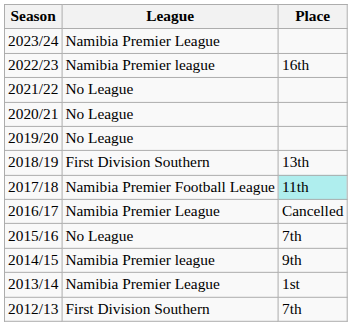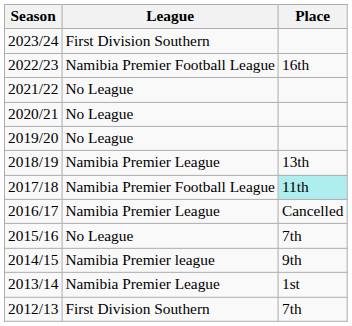(143, 41) Namibia Premier League -> (138, 41) First Division Southern
(140, 65) Namibia Premier league -> (170, 65) Namibia Premier Football League
(138, 162) First Division Southern -> (143, 162) Namibia Premier League
